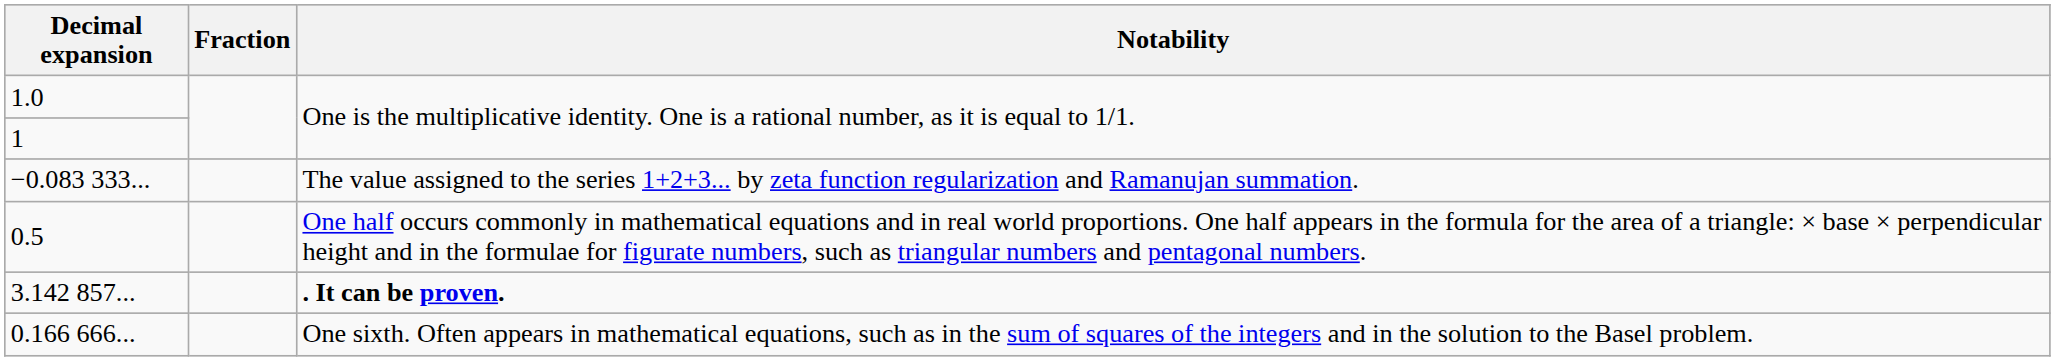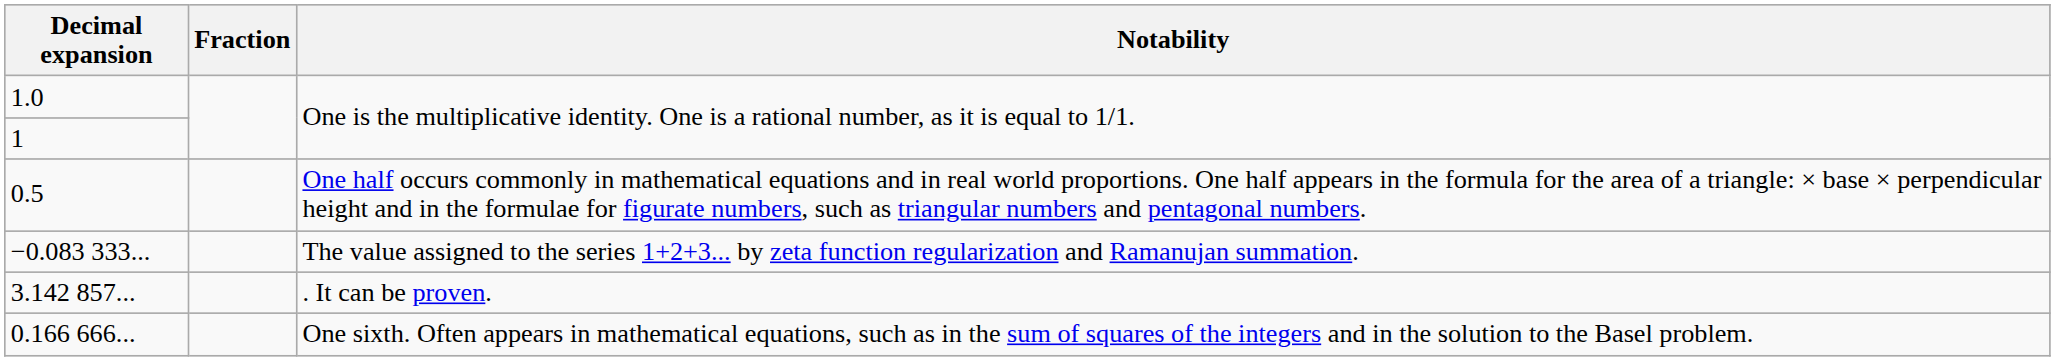rows swapped: (81, 179) <-> (27, 236)
(404, 292) bold -> (397, 292) normal
